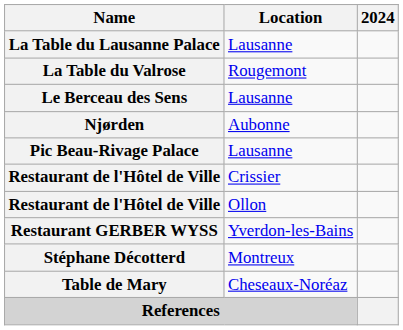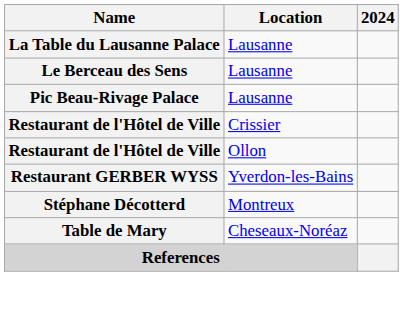- row: (114, 71)
- row: (114, 124)
